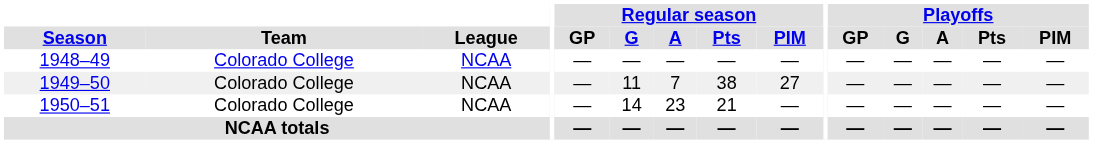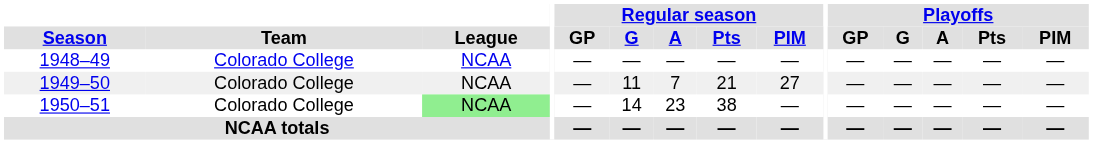(727, 83) 38 -> (727, 83) 21
(486, 105) no background -> (486, 105) lightgreen background
(727, 105) 21 -> (727, 105) 38
